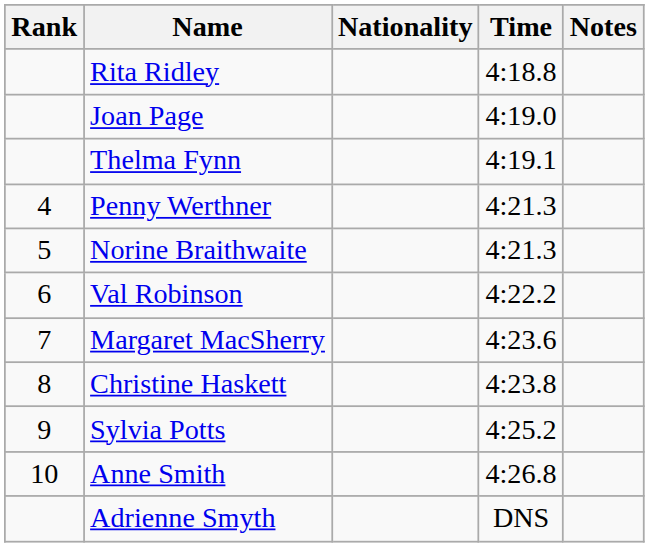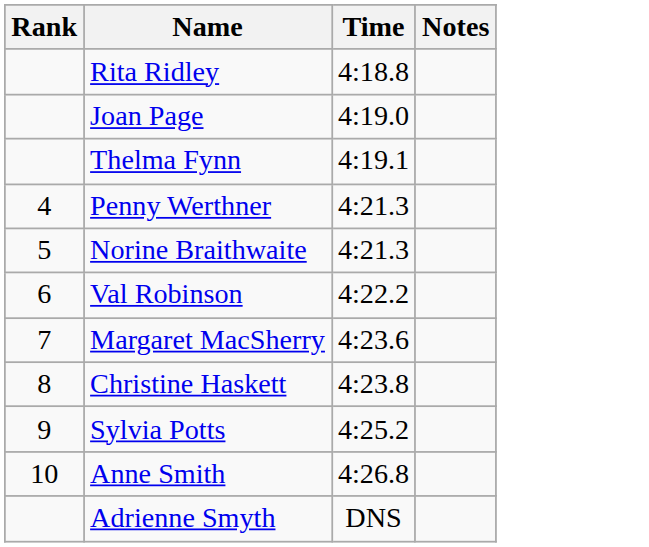- column: (405, 26)
